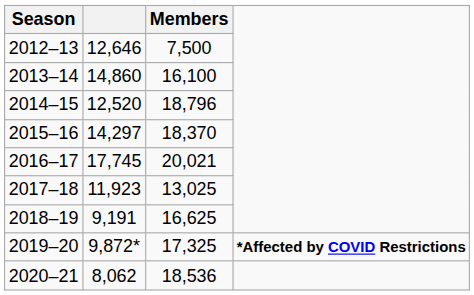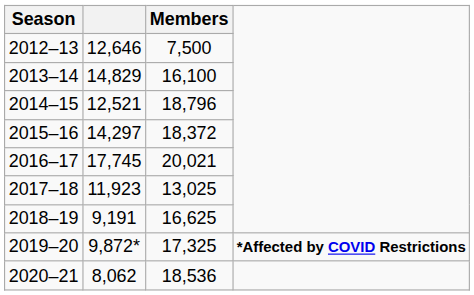(114, 76) 14,860 -> (114, 76) 14,829
(114, 104) 12,520 -> (114, 104) 12,521
(189, 133) 18,370 -> (189, 133) 18,372
